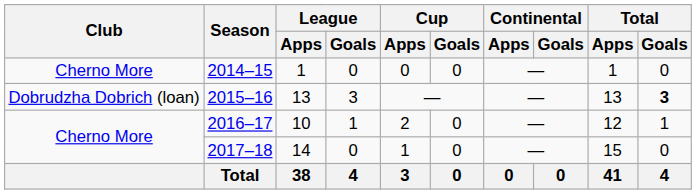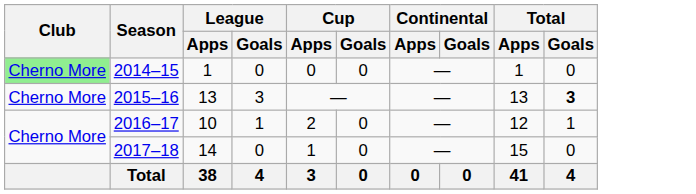(104, 71) no background -> (57, 71) lightgreen background
(104, 97) Dobrudzha Dobrich (loan) -> (57, 97) Cherno More
